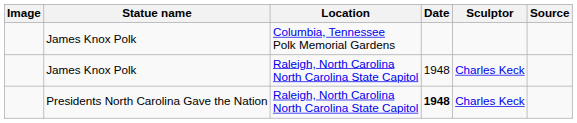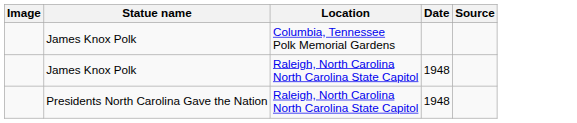- column: (490, 13)
(437, 102) bold -> (437, 102) normal
